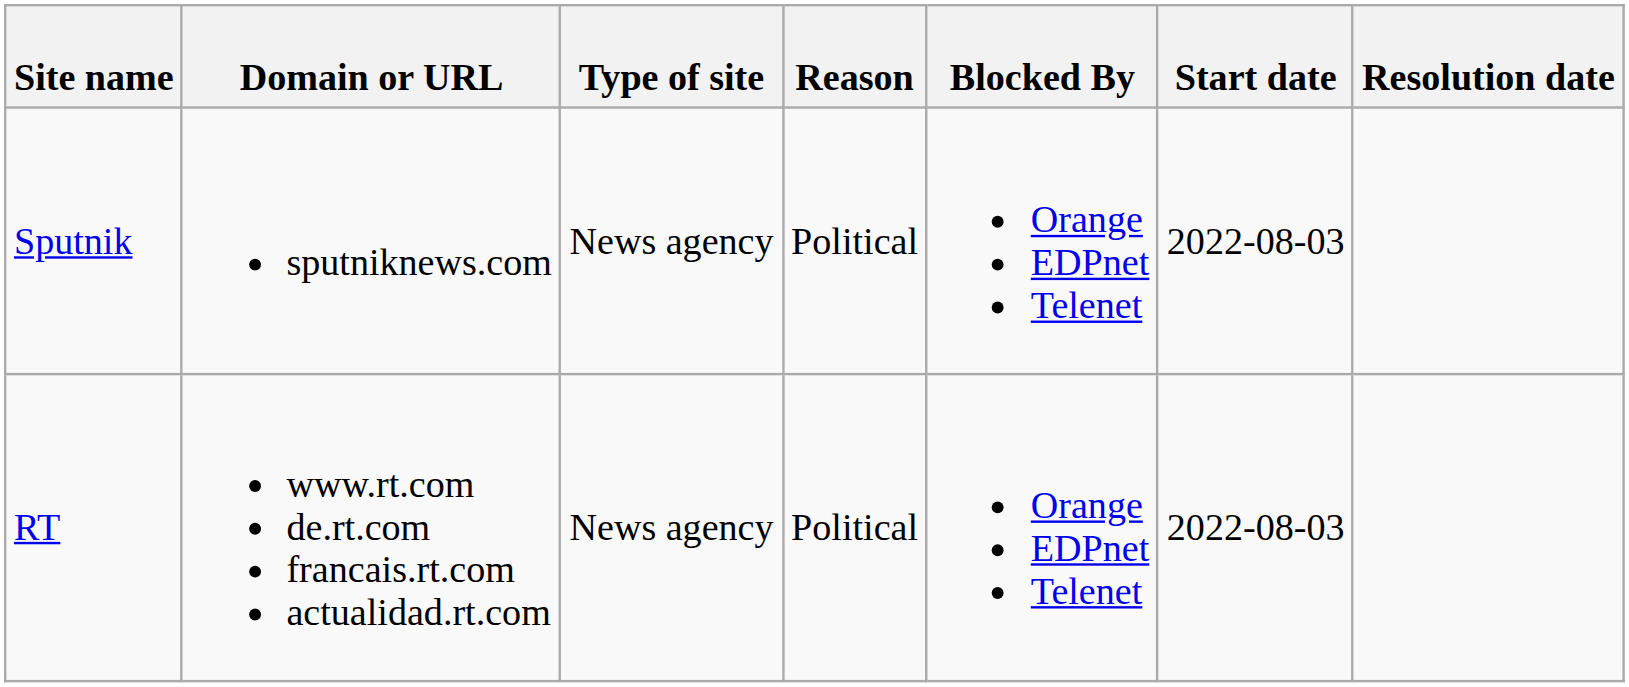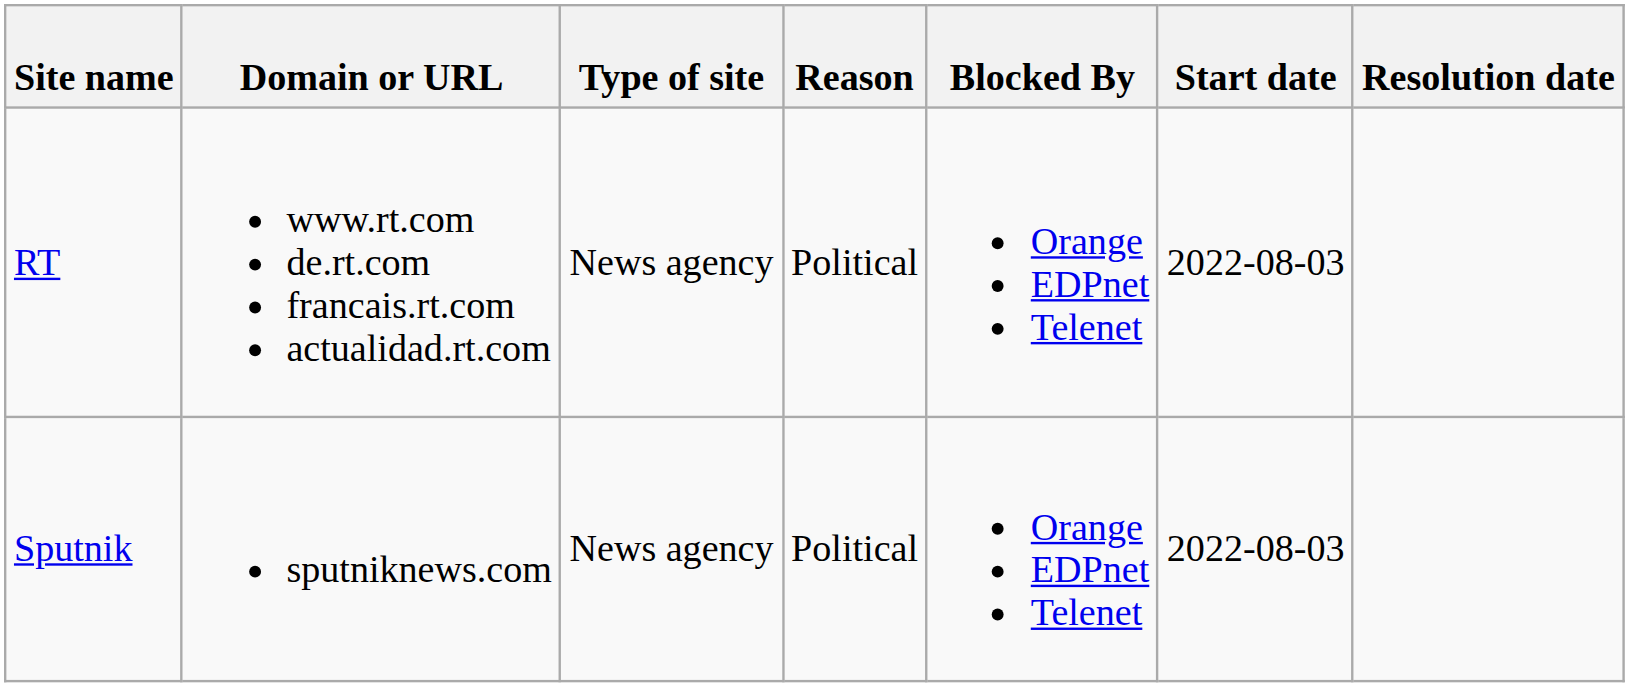rows swapped: (73, 240) <-> (37, 526)
